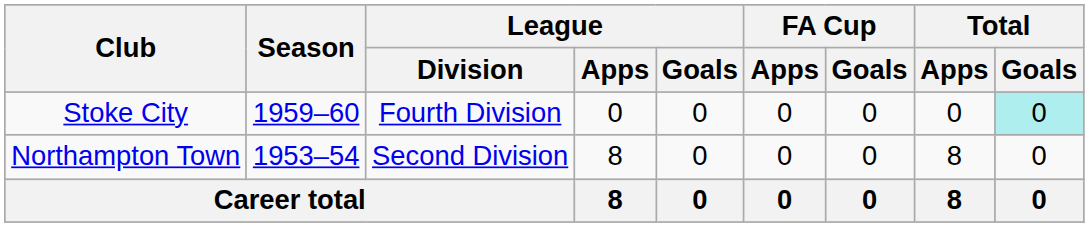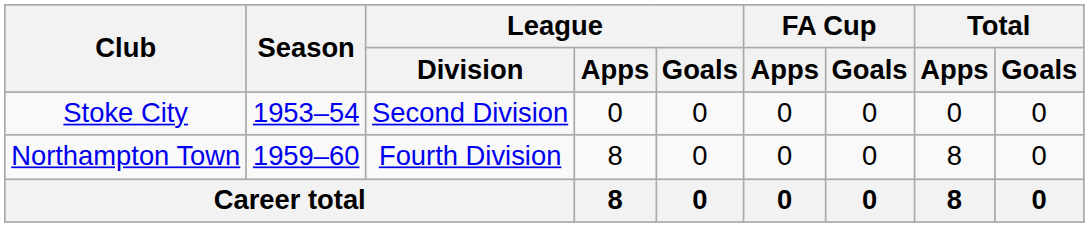(306, 112) 1959–60 -> (306, 112) 1953–54
(470, 112) Fourth Division -> (470, 112) Second Division
(1039, 112) paleturquoise background -> (1039, 112) no background
(306, 156) 1953–54 -> (306, 156) 1959–60
(470, 156) Second Division -> (470, 156) Fourth Division
